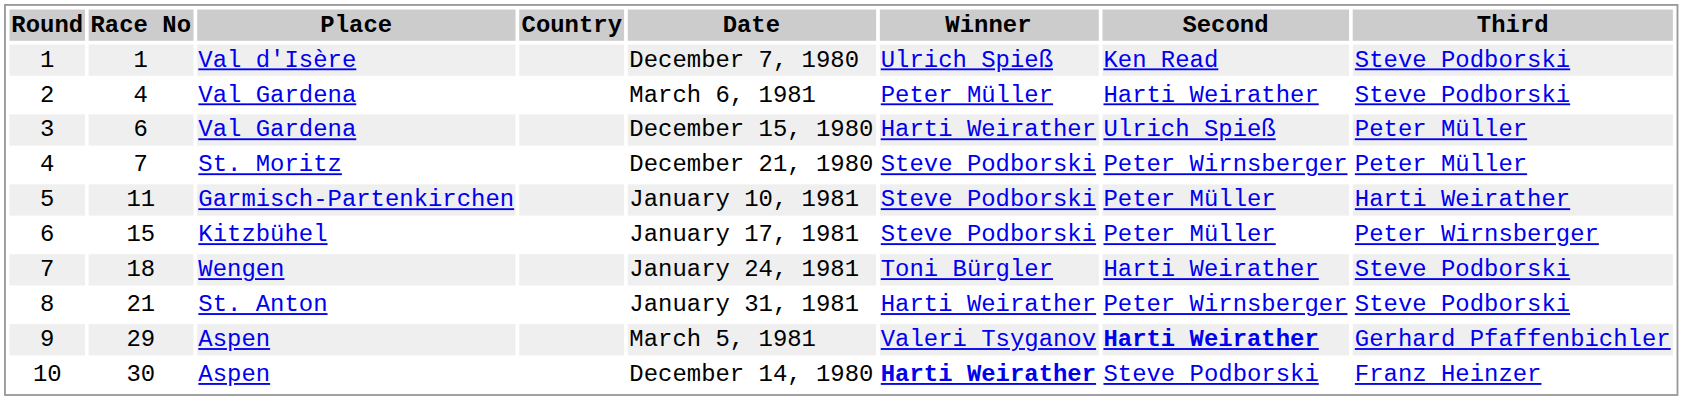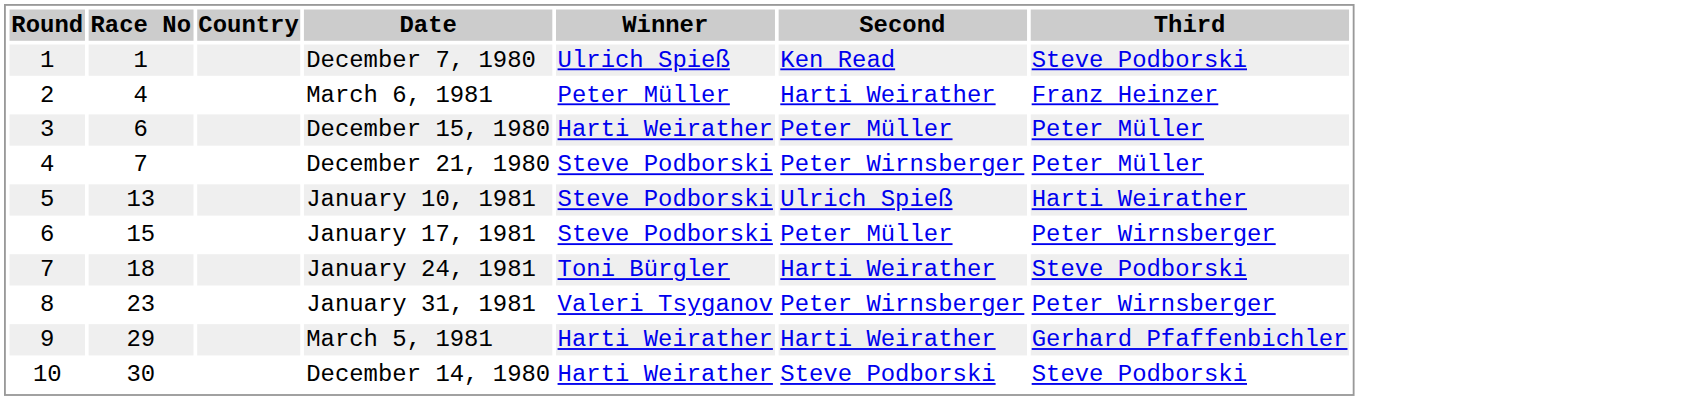- column: (356, 25)
(1463, 95) Steve Podborski -> (1125, 95) Franz Heinzer
(1190, 130) Ulrich Spieß -> (866, 130) Peter Müller
(141, 200) 11 -> (141, 200) 13
(1190, 200) Peter Müller -> (866, 200) Ulrich Spieß
(141, 305) 21 -> (141, 305) 23
(988, 305) Harti Weirather -> (665, 305) Valeri Tsyganov
(1463, 305) Steve Podborski -> (1154, 305) Peter Wirnsberger
(988, 340) Valeri Tsyganov -> (665, 340) Harti Weirather
(1211, 340) bold -> (888, 340) normal
(988, 375) bold -> (665, 375) normal
(1448, 375) Franz Heinzer -> (1139, 375) Steve Podborski
